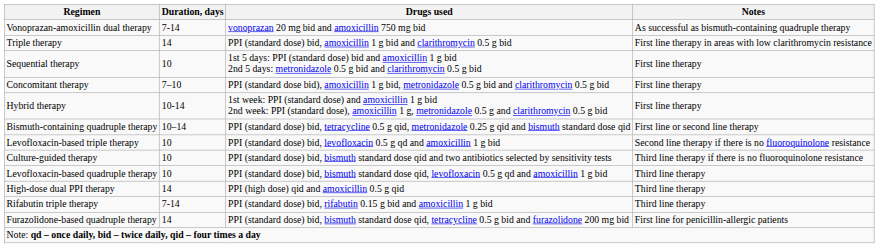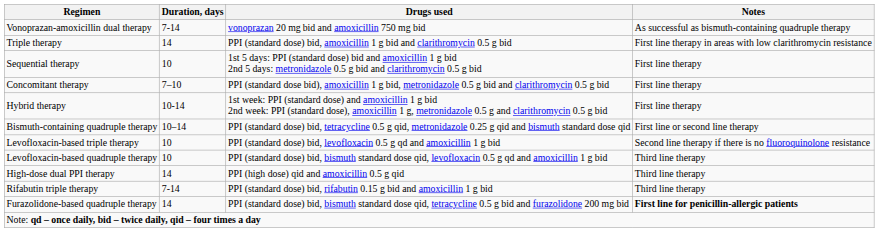- row: (52, 158)
(711, 219) normal -> (716, 204) bold
